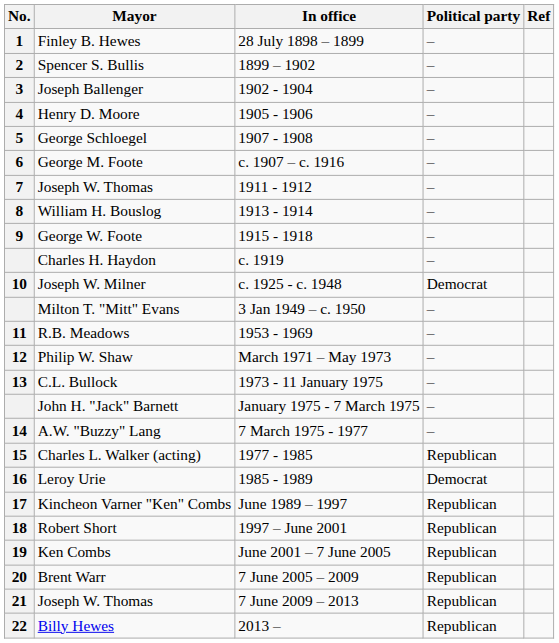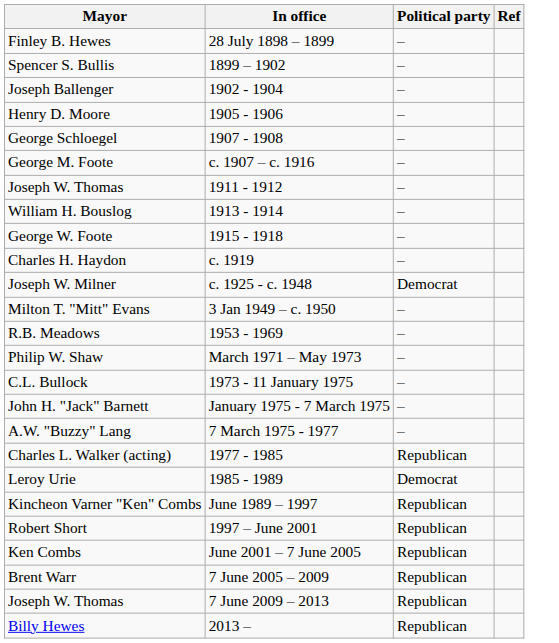- column: (19, 16)
